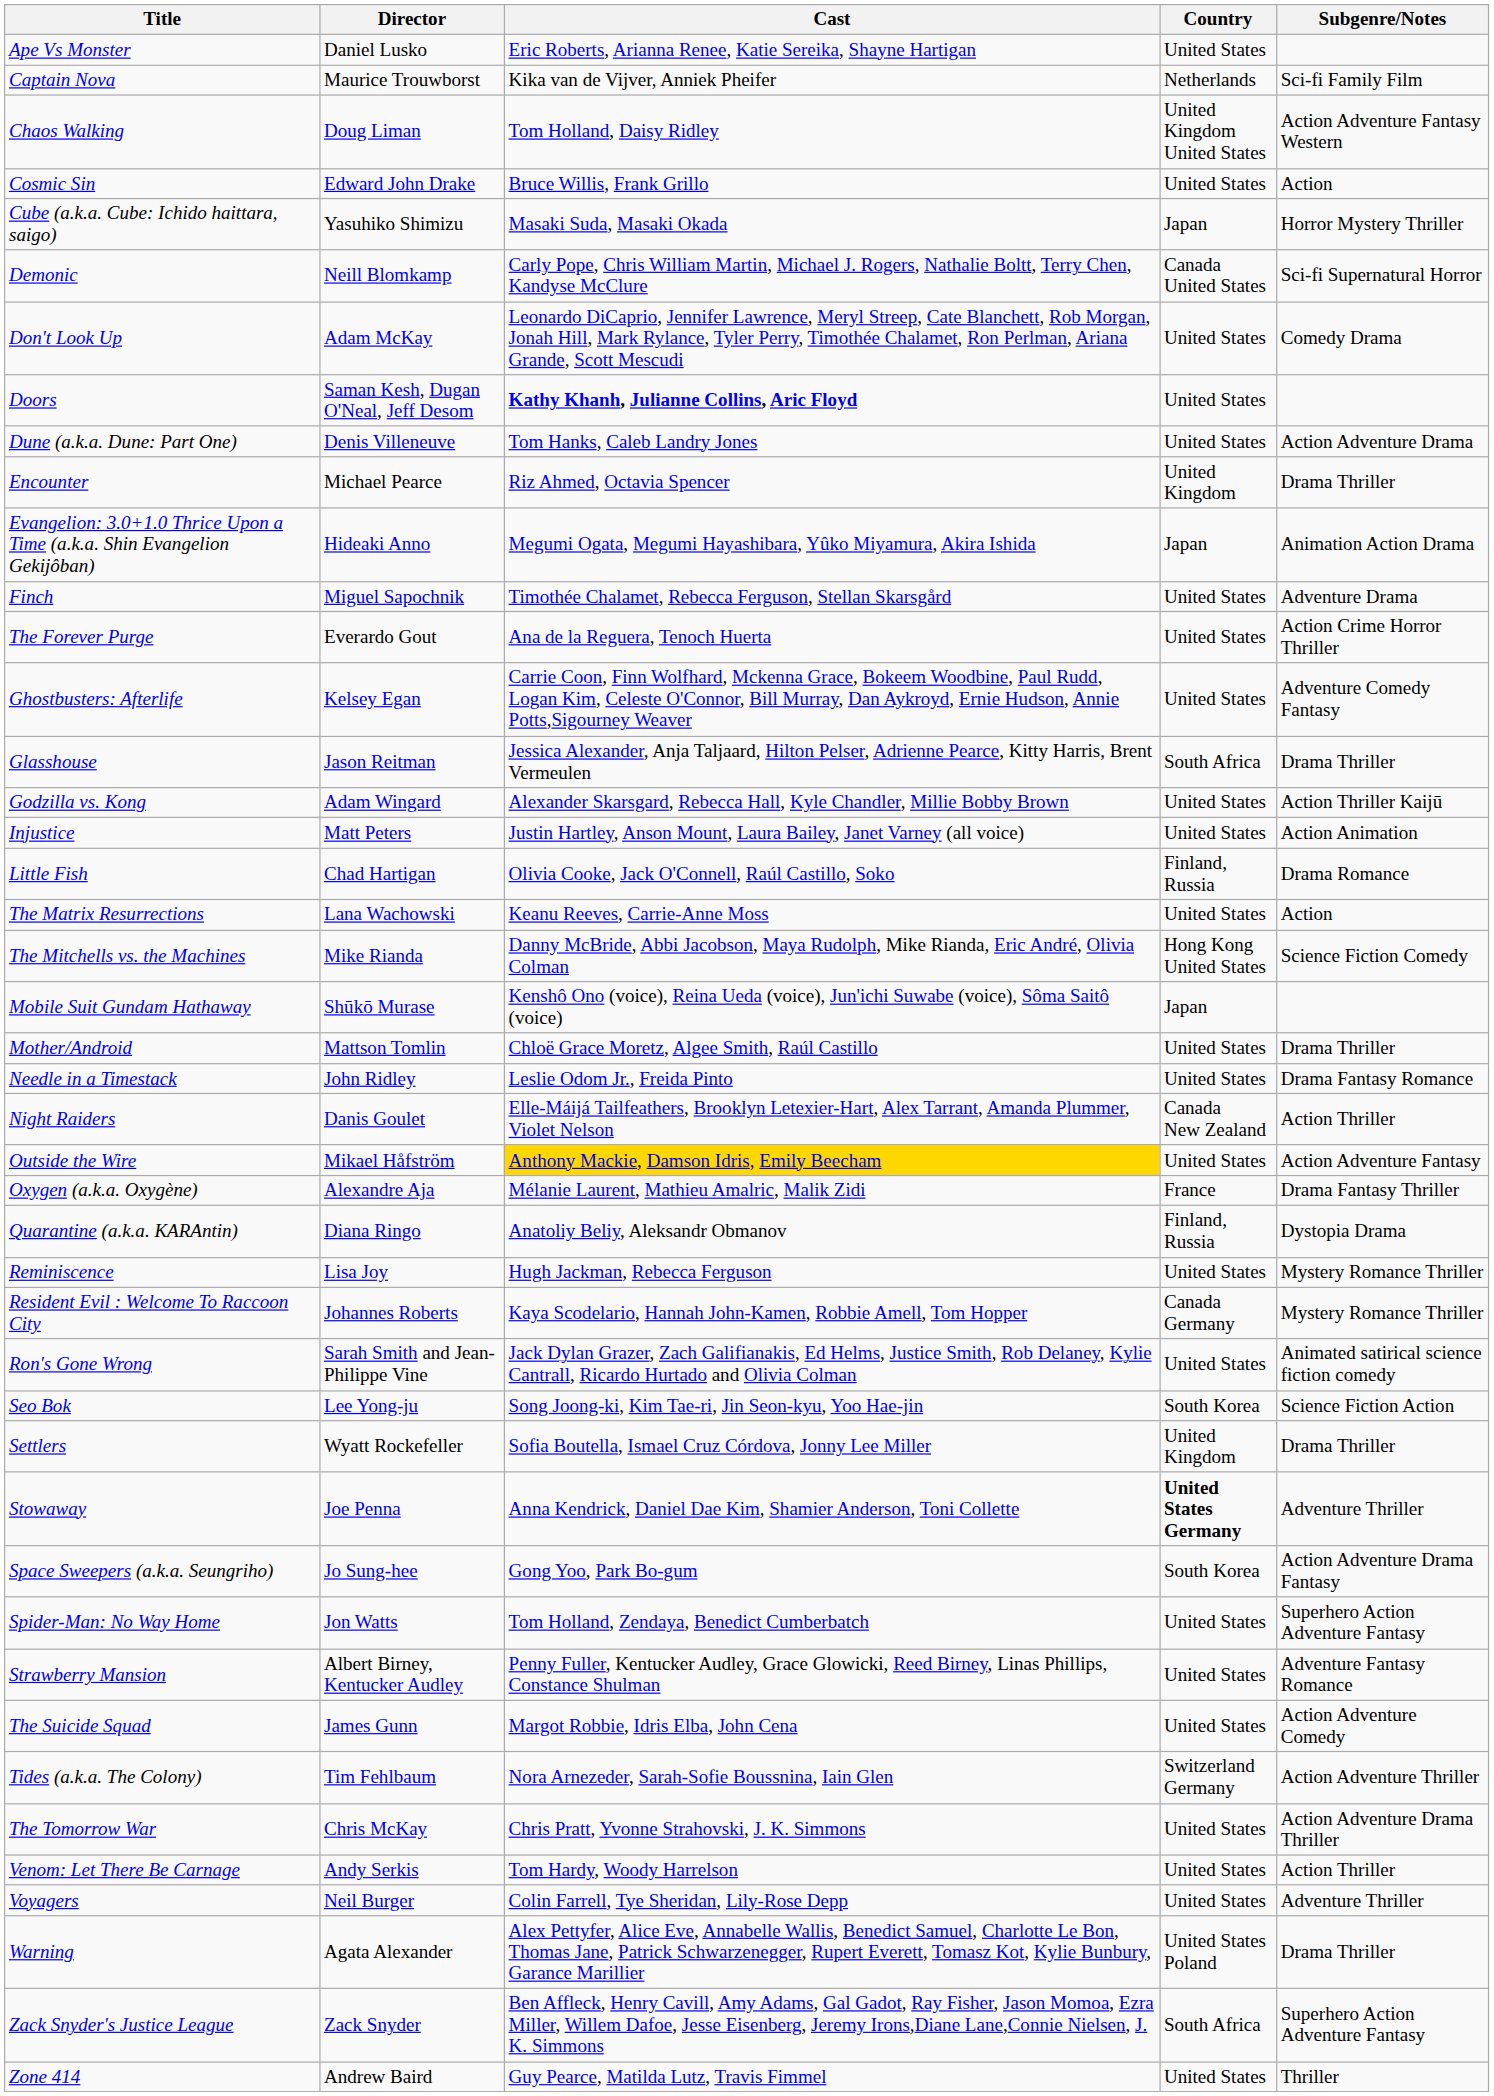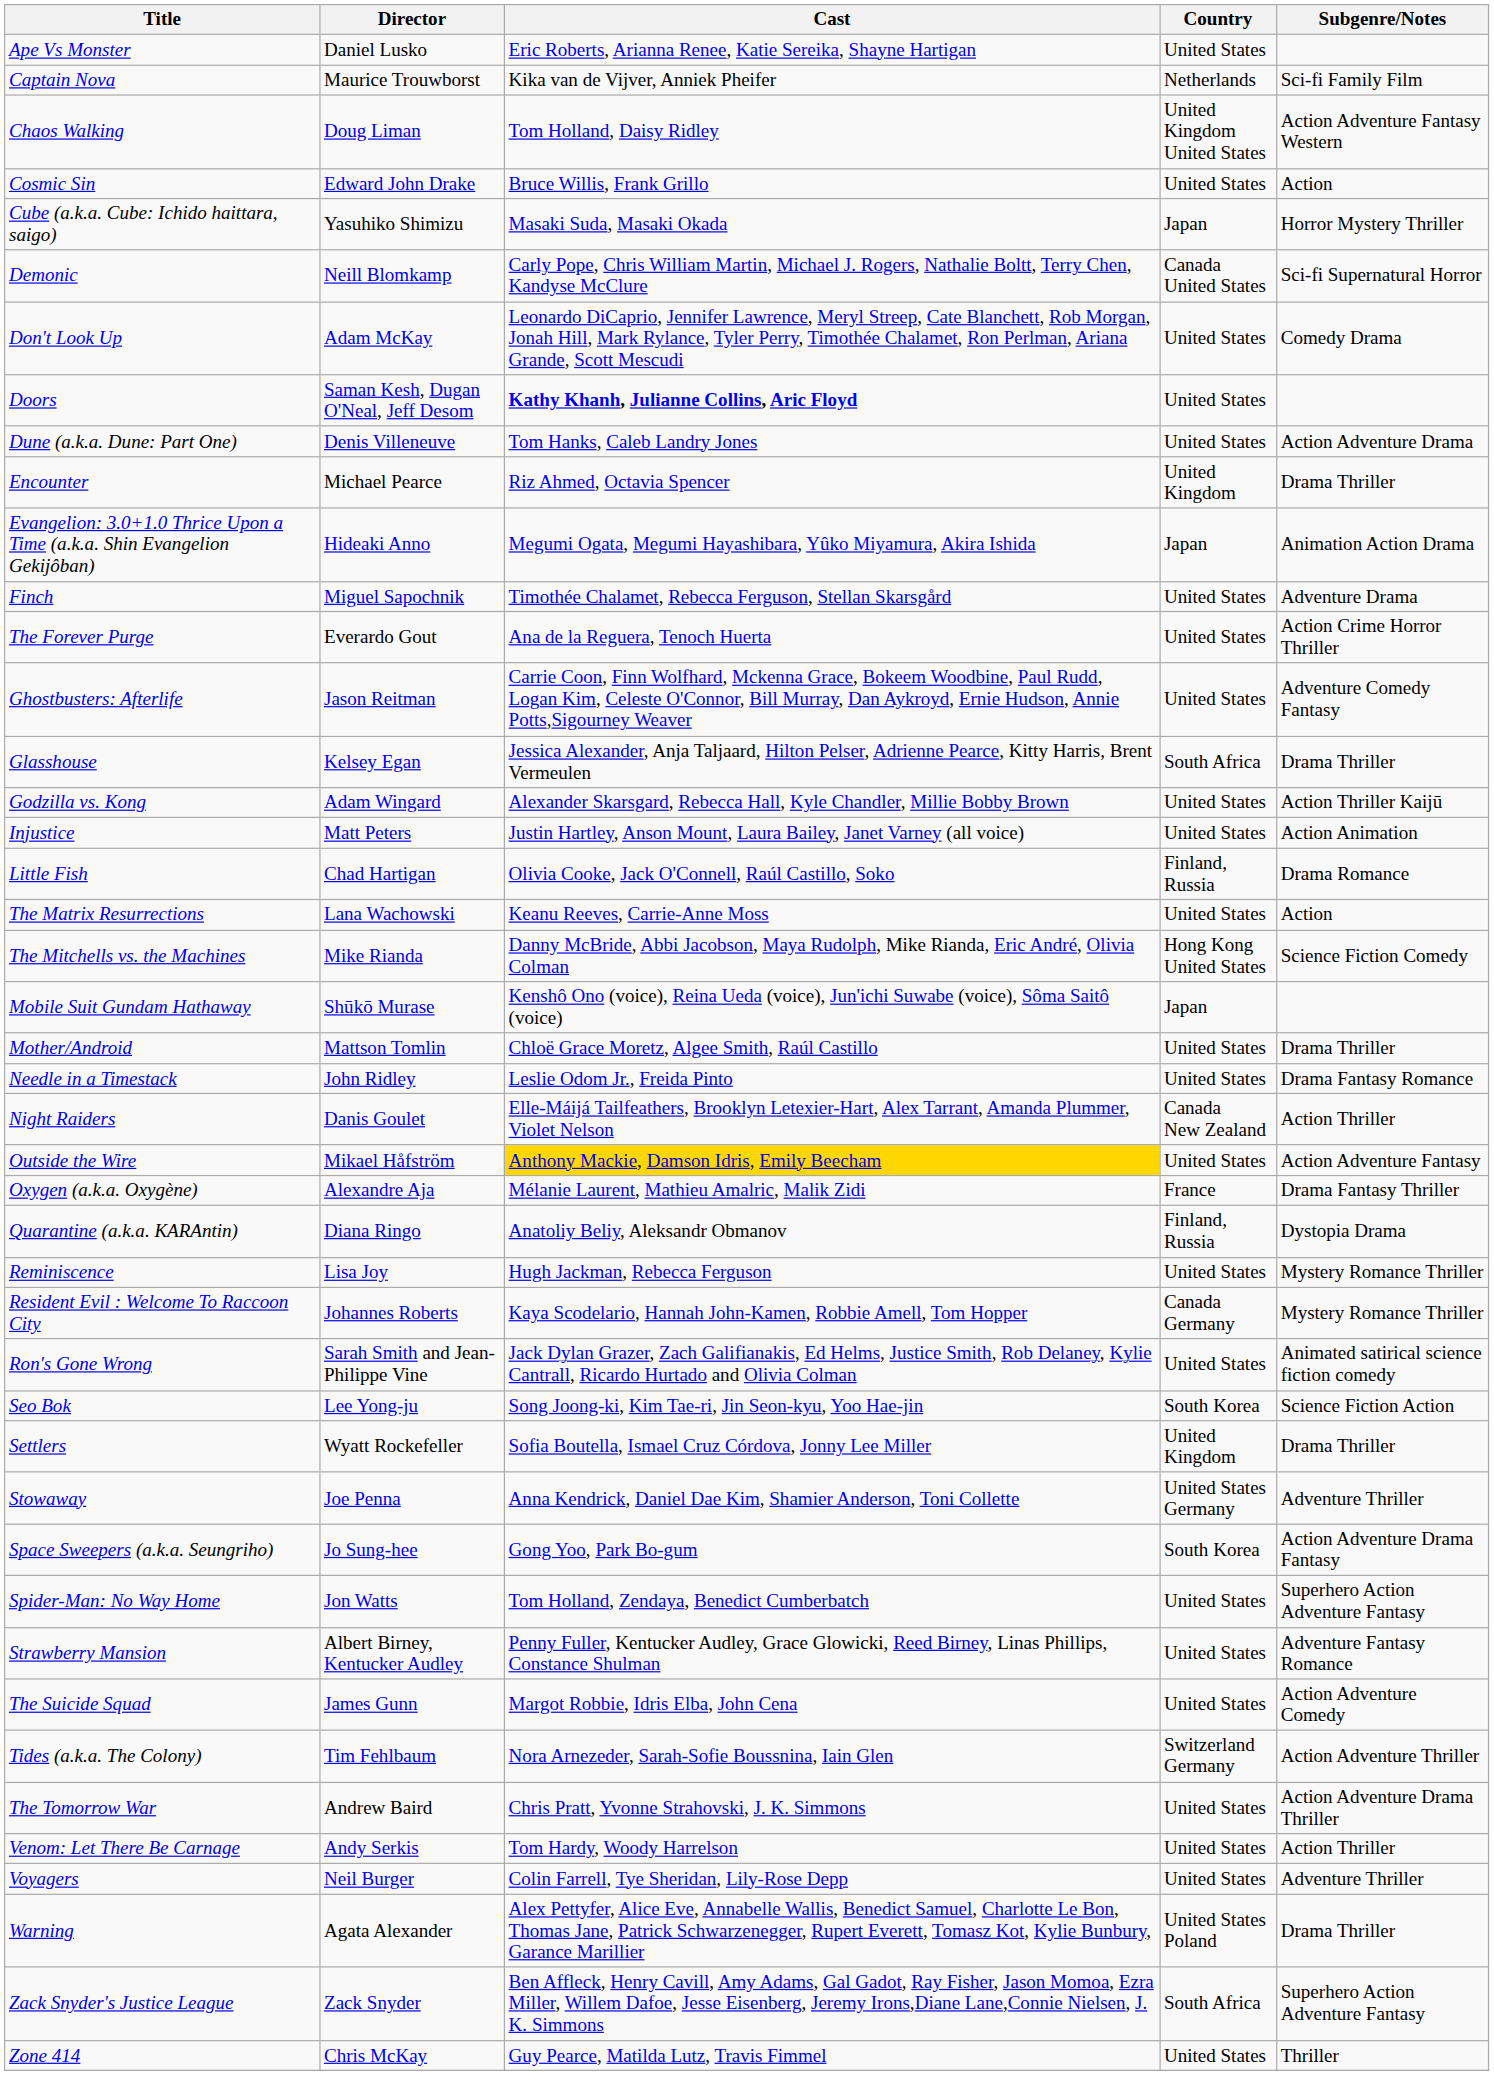(372, 699) Kelsey Egan -> (380, 699) Jason Reitman
(380, 761) Jason Reitman -> (372, 761) Kelsey Egan
(1203, 1508) bold -> (1215, 1498) normal
(376, 1829) Chris McKay -> (378, 1807) Andrew Baird
(378, 2076) Andrew Baird -> (376, 2055) Chris McKay
